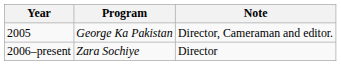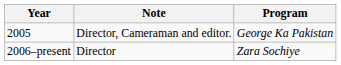columns swapped: (124, 13) <-> (256, 13)
